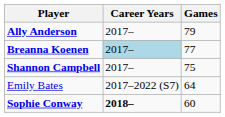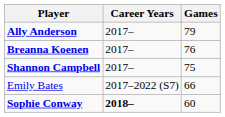(120, 49) lightblue background -> (120, 49) no background
(190, 49) 77 -> (190, 49) 76
(190, 85) 64 -> (190, 85) 66
